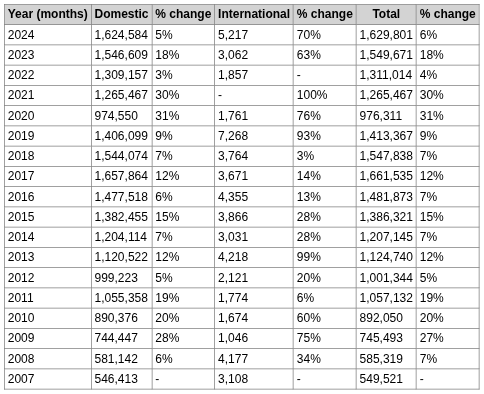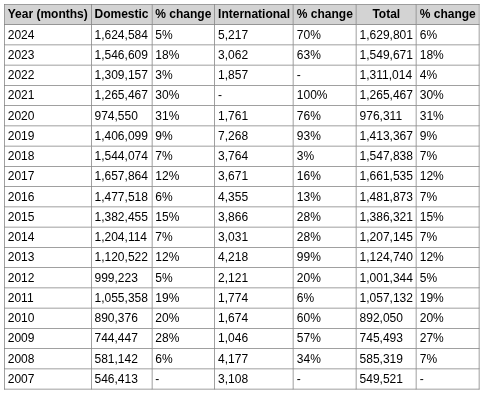(309, 176) 14% -> (309, 176) 16%
(309, 338) 75% -> (309, 338) 57%
